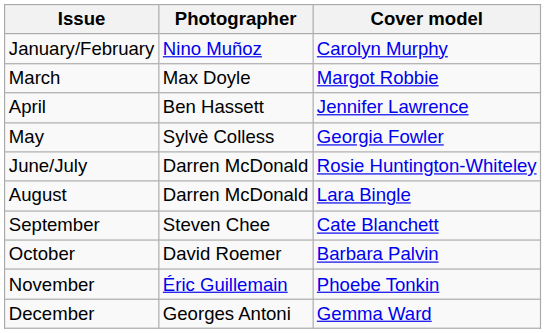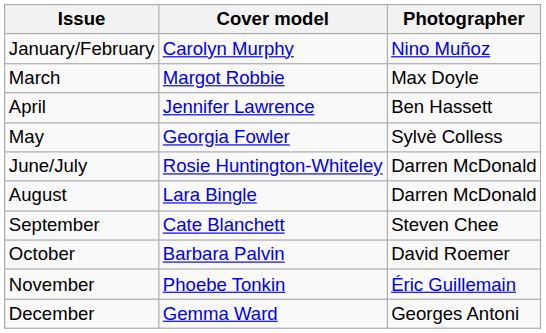columns swapped: (427, 19) <-> (236, 19)
